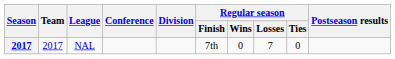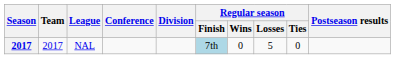(212, 46) no background -> (212, 46) lightblue background
(270, 46) 7 -> (270, 46) 5
